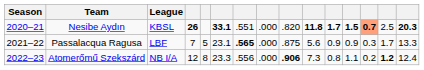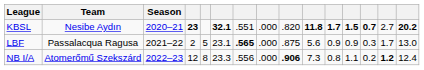columns swapped: (25, 12) <-> (166, 12)
(193, 27) 26 -> (193, 27) 23
(222, 27) 33.1 -> (222, 27) 32.1
(369, 27) lightsalmon background -> (369, 27) no background
(387, 27) 2.5 -> (387, 27) 2.7
(407, 27) 20.3 -> (407, 27) 20.2
(193, 42) 7 -> (193, 42) 2
(407, 42) 13.3 -> (407, 42) 13.0
